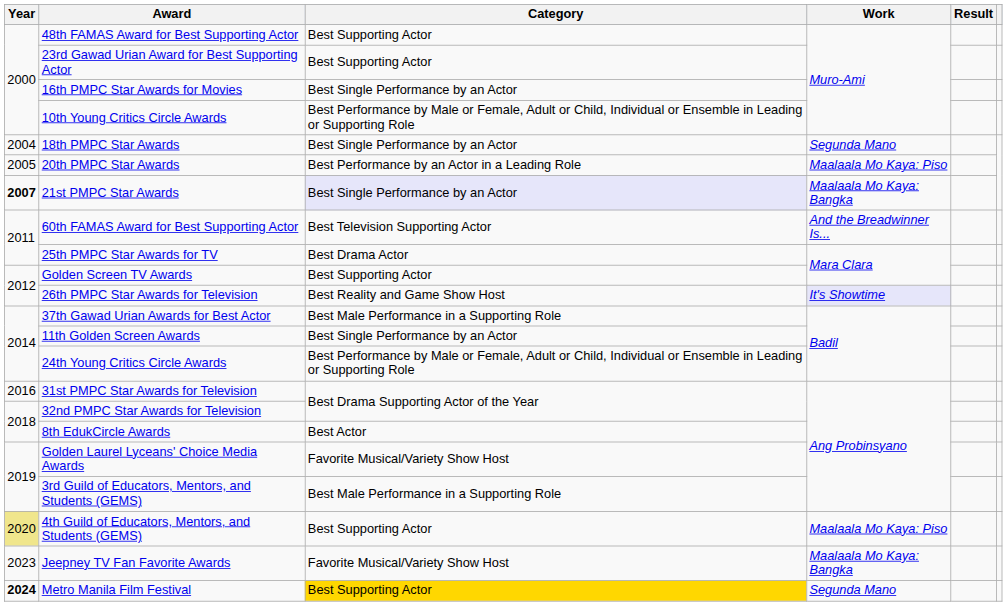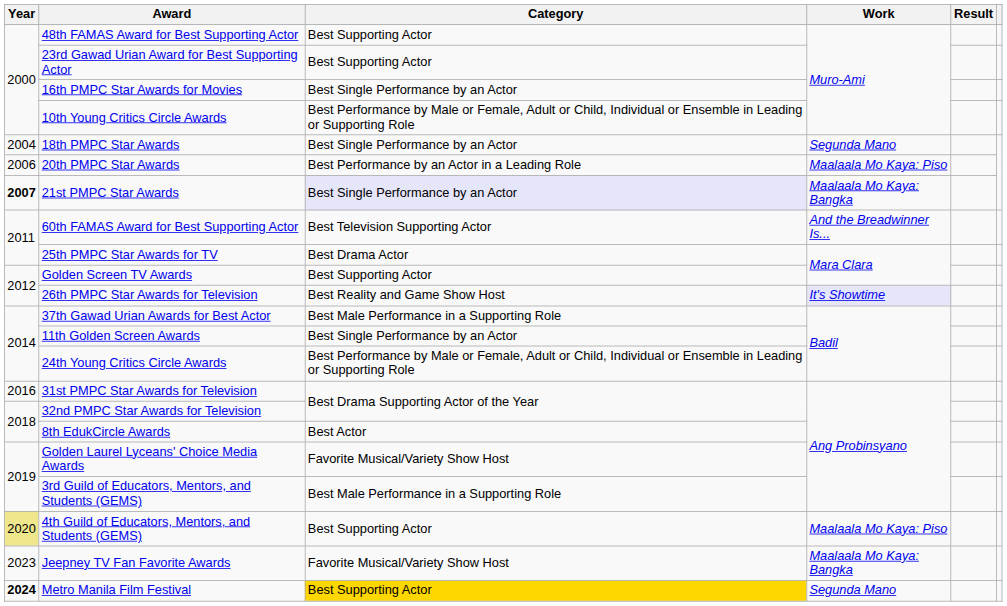(22, 165) 2005 -> (22, 165) 2006
